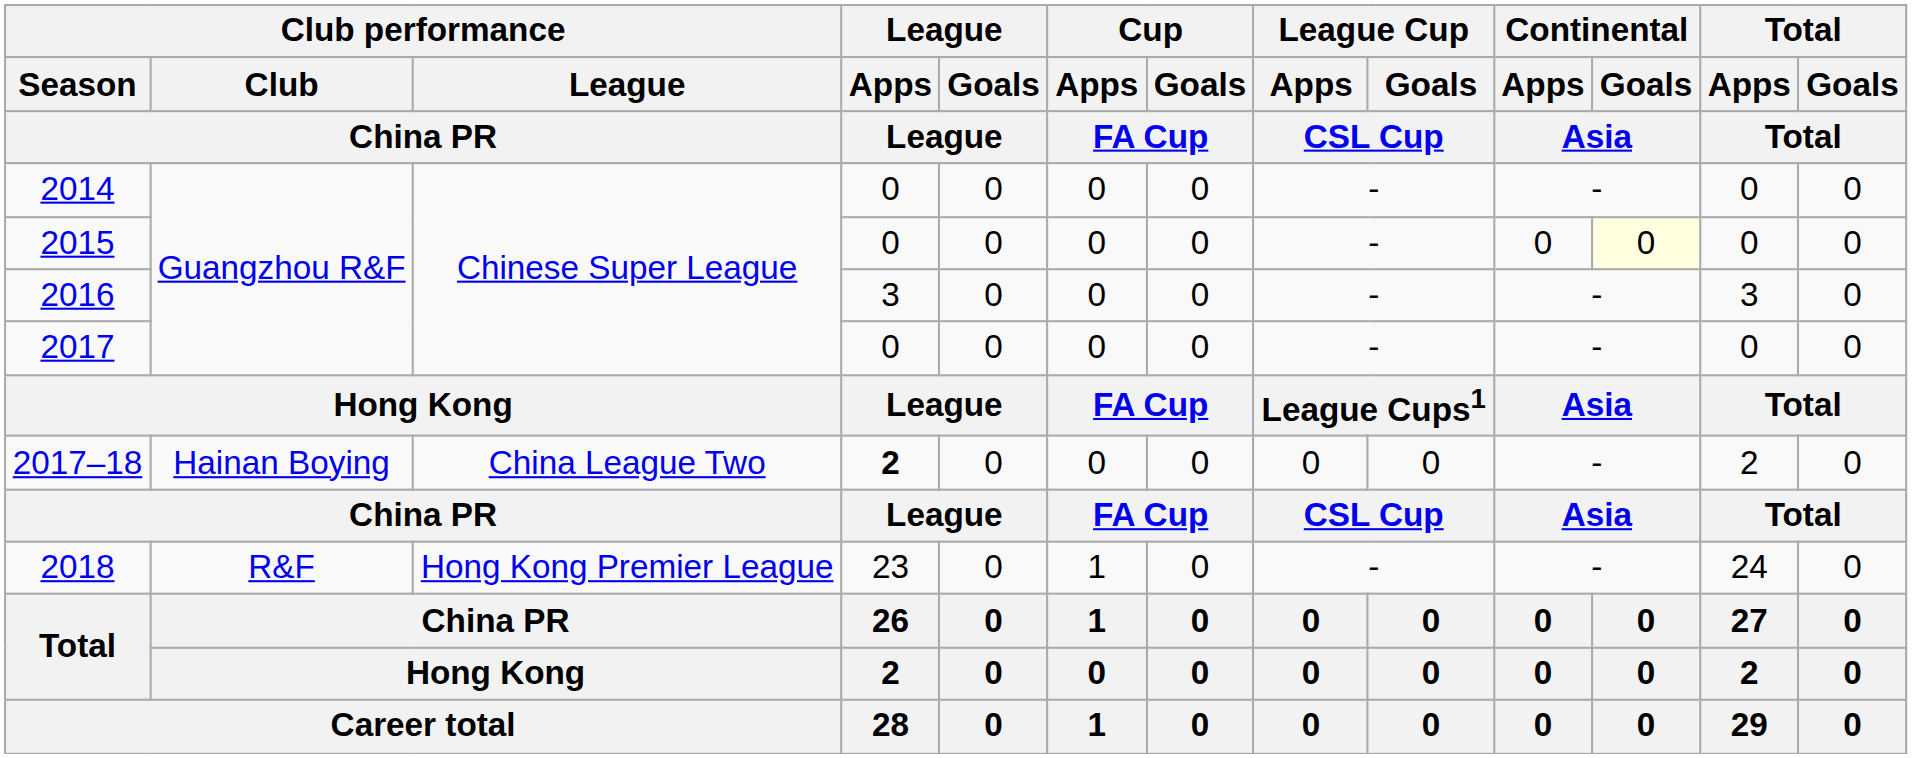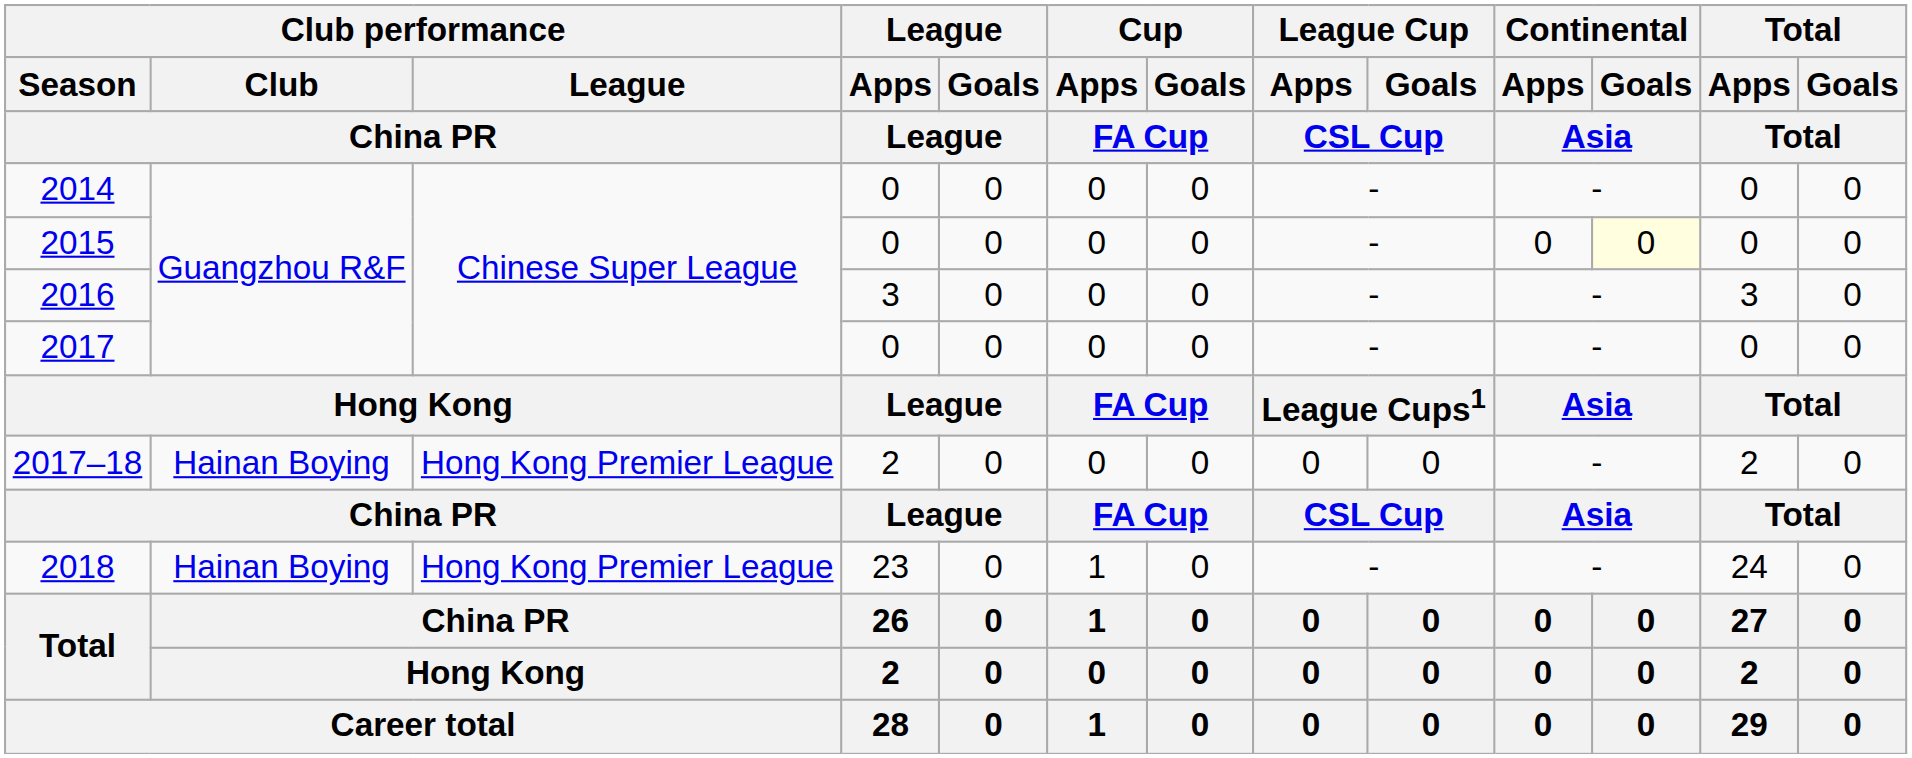(627, 462) China League Two -> (627, 462) Hong Kong Premier League
(890, 462) bold -> (890, 462) normal
(282, 567) R&F -> (282, 567) Hainan Boying
